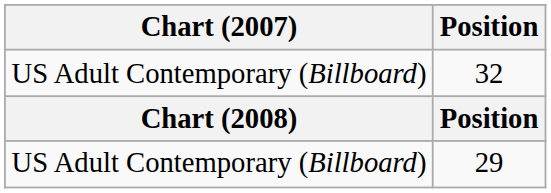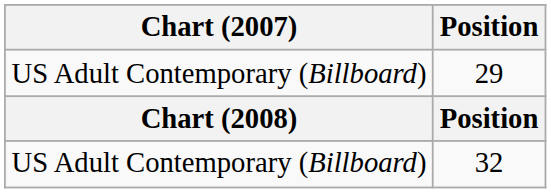rows swapped: (489, 72) <-> (489, 163)
